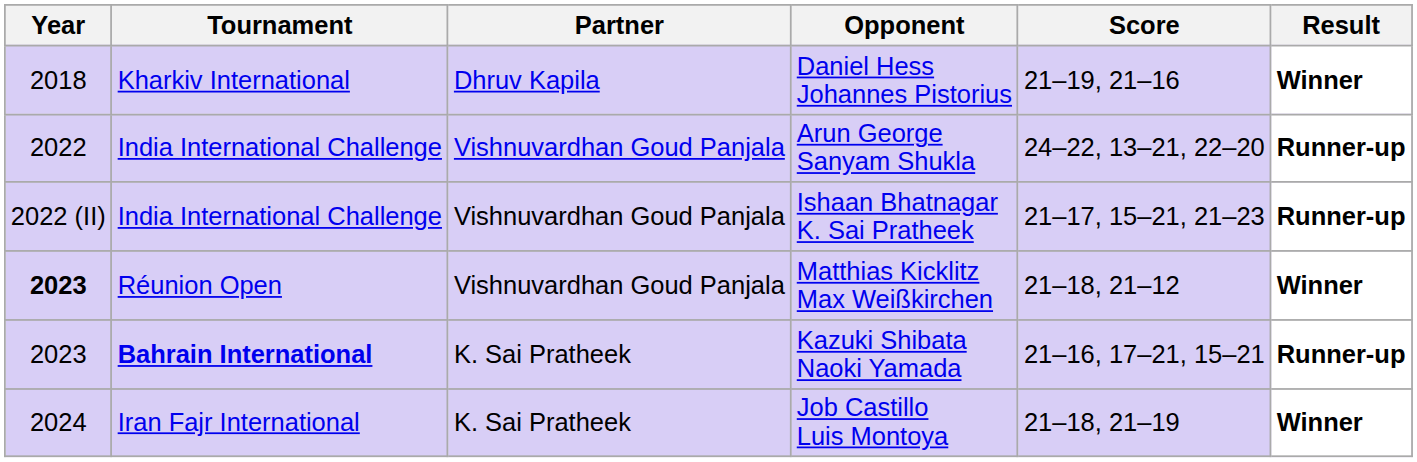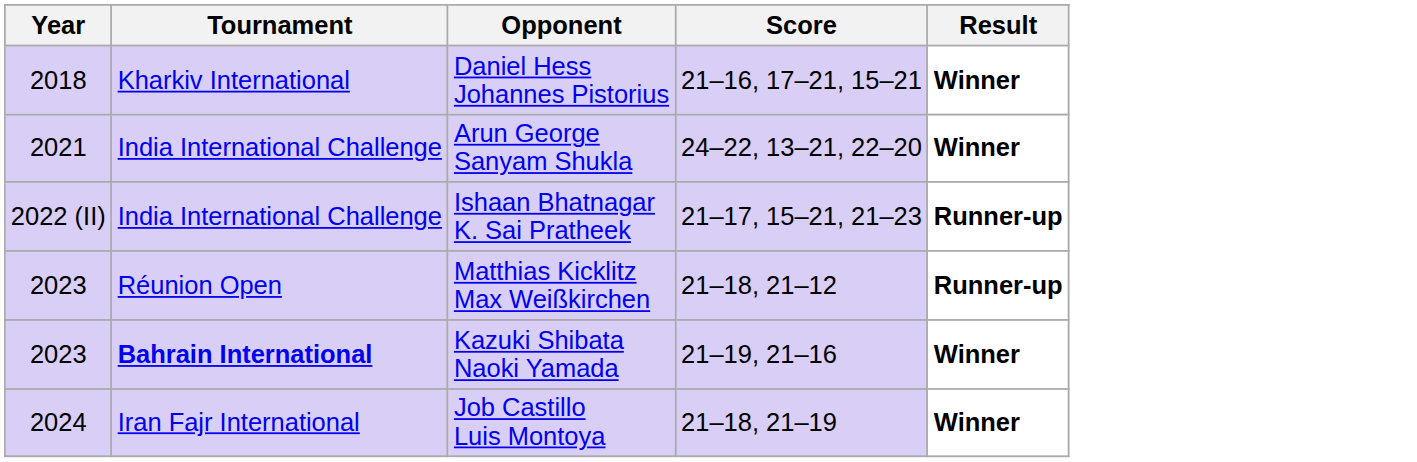- column: (619, 25)
(1102, 80) 21–19, 21–16 -> (801, 80) 21–16, 17–21, 15–21
(58, 148) 2022 -> (58, 148) 2021
(1341, 148) Runner-up -> (977, 148) Winner
(58, 286) bold -> (58, 286) normal
(1320, 286) Winner -> (998, 286) Runner-up
(1144, 354) 21–16, 17–21, 15–21 -> (759, 354) 21–19, 21–16
(1341, 354) Runner-up -> (977, 354) Winner
